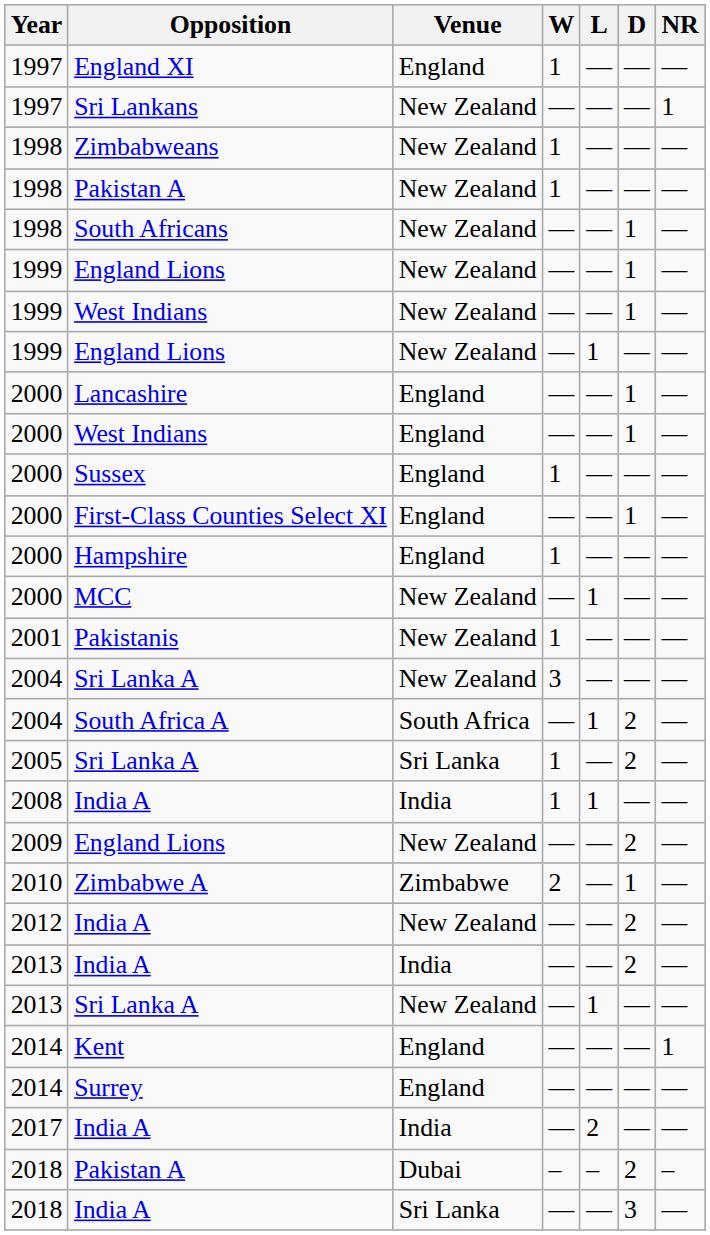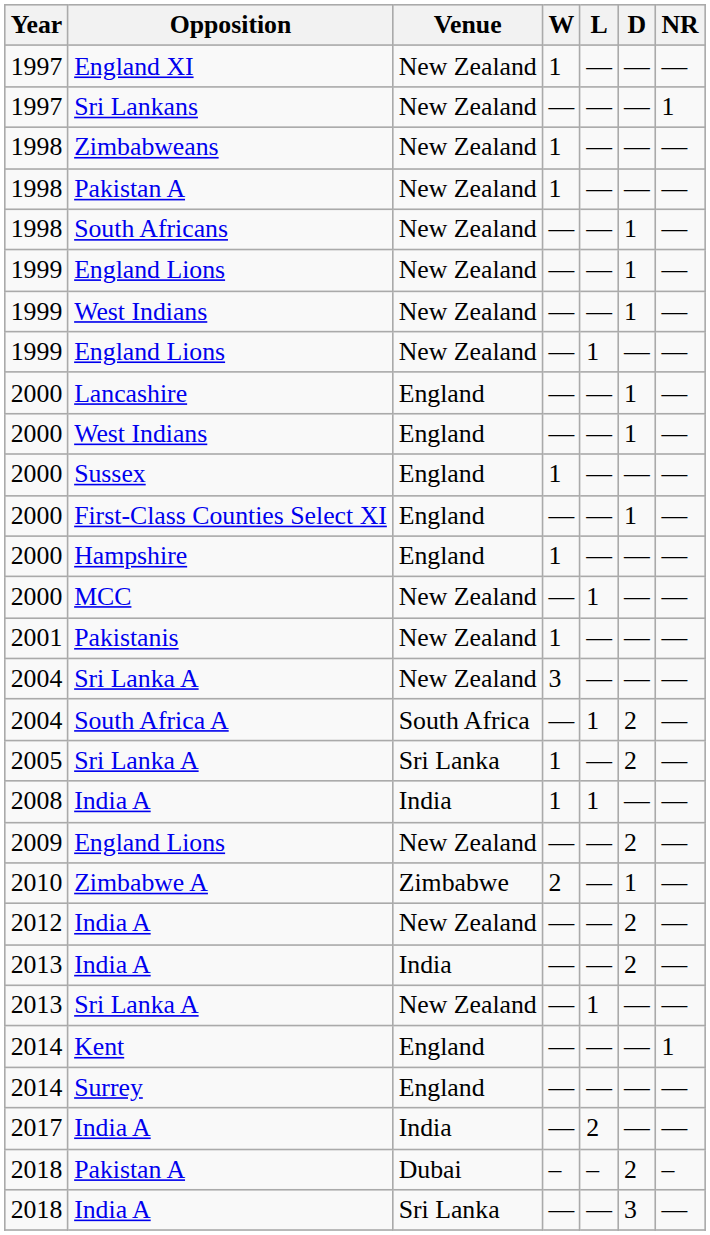(442, 65) England -> (468, 65) New Zealand
